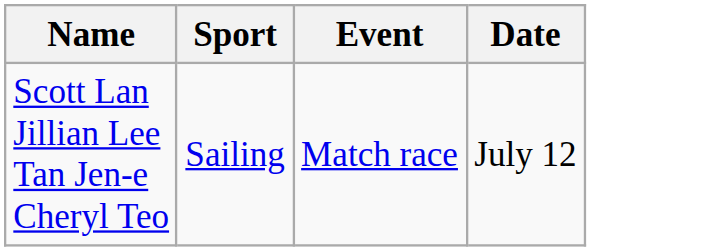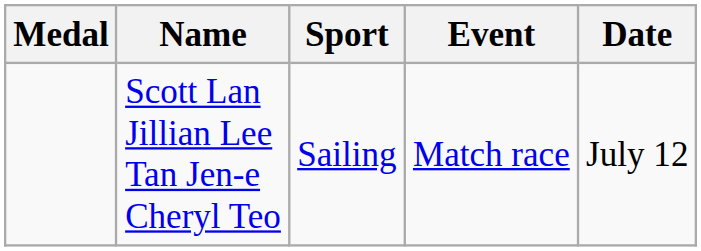+ column: (61, 33)
